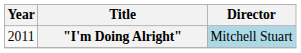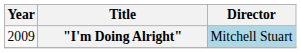(21, 36) 2011 -> (21, 36) 2009
